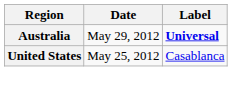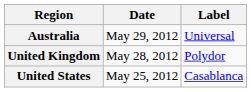(192, 35) bold -> (209, 35) normal
+ row: (54, 55)
